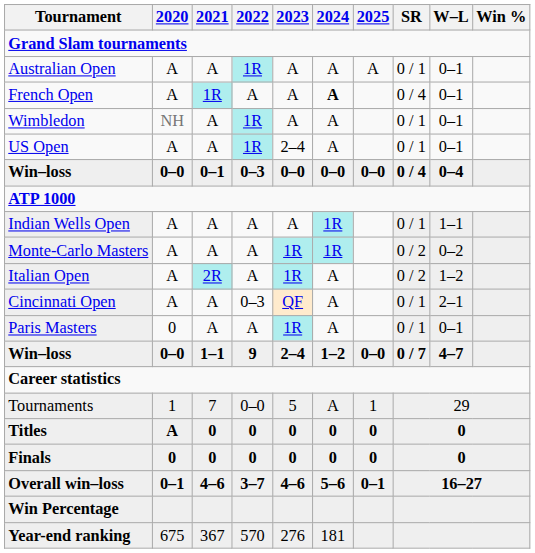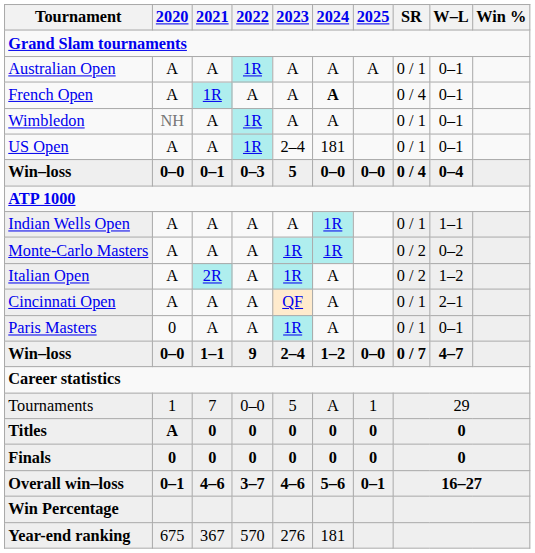(333, 146) A -> (333, 146) 181
(293, 172) 0–0 -> (293, 172) 5
(252, 302) 0–3 -> (252, 302) A
